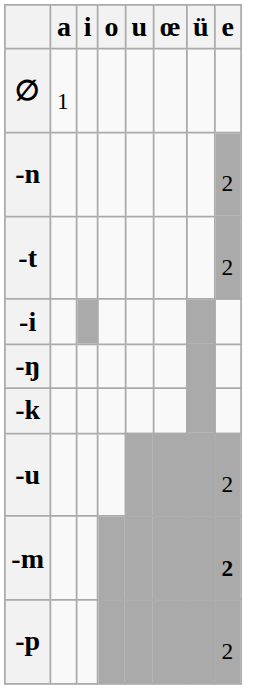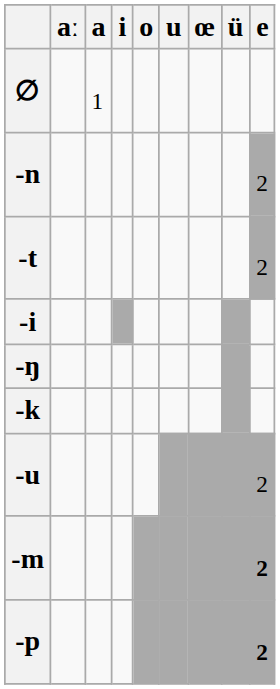+ column: (68, 26)
(227, 651) normal -> (262, 657) bold
